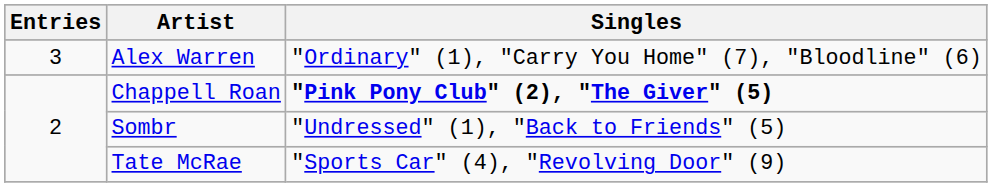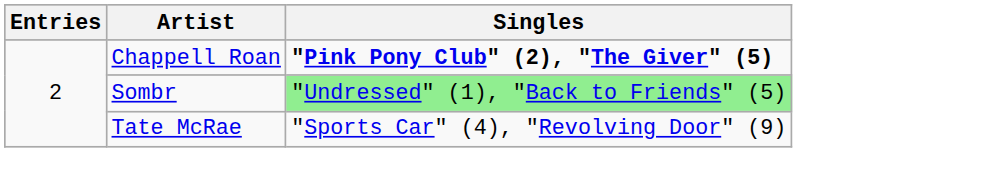- row: (183, 58)
(539, 129) no background -> (539, 93) lightgreen background
